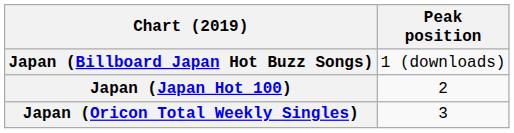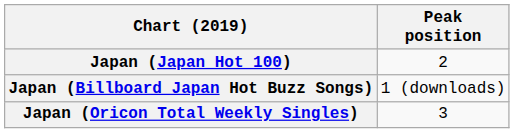rows swapped: (191, 88) <-> (191, 62)
